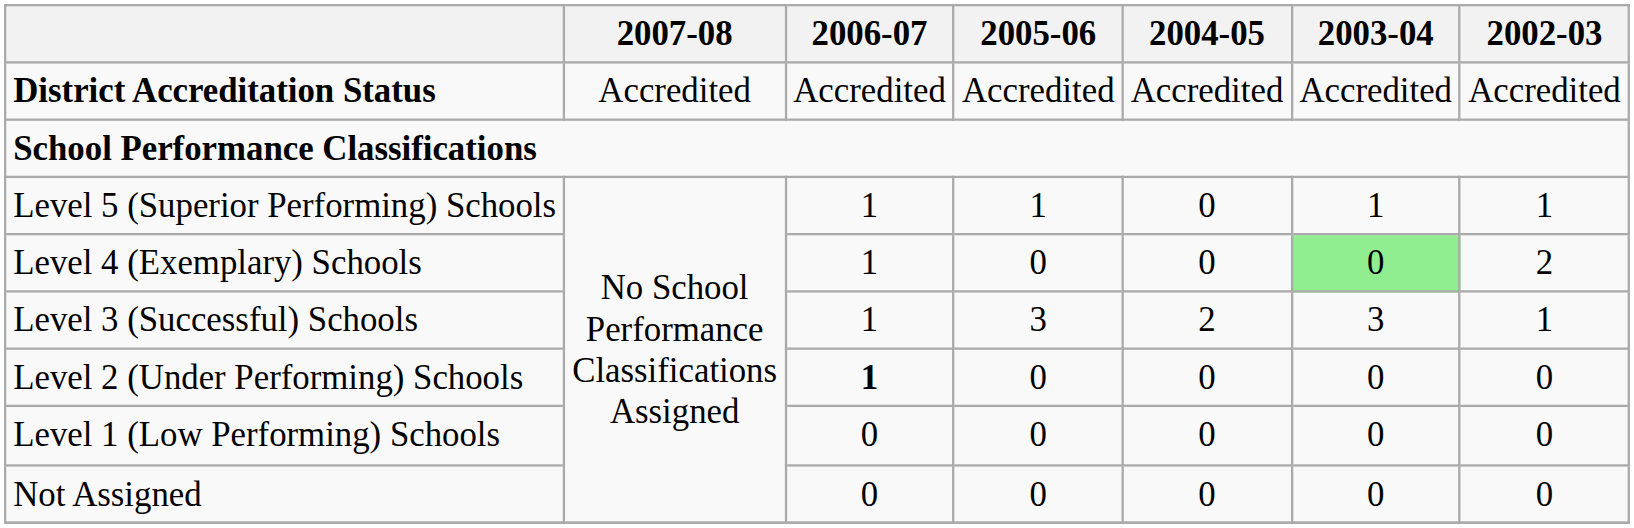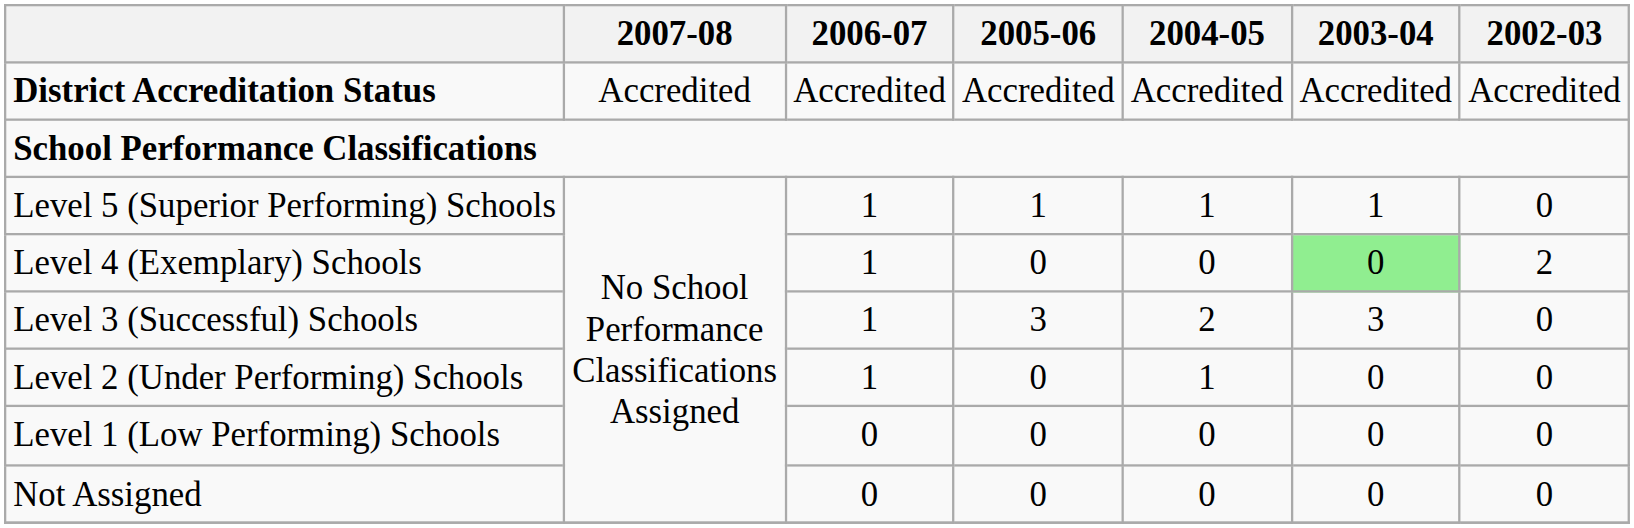(1207, 205) 0 -> (1207, 205) 1
(1544, 205) 1 -> (1544, 205) 0
(1544, 320) 1 -> (1544, 320) 0
(870, 377) bold -> (870, 377) normal
(1207, 377) 0 -> (1207, 377) 1
